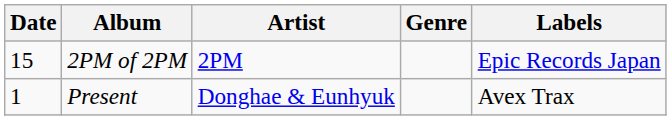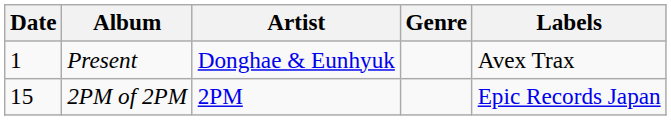rows swapped: (102, 96) <-> (127, 59)
